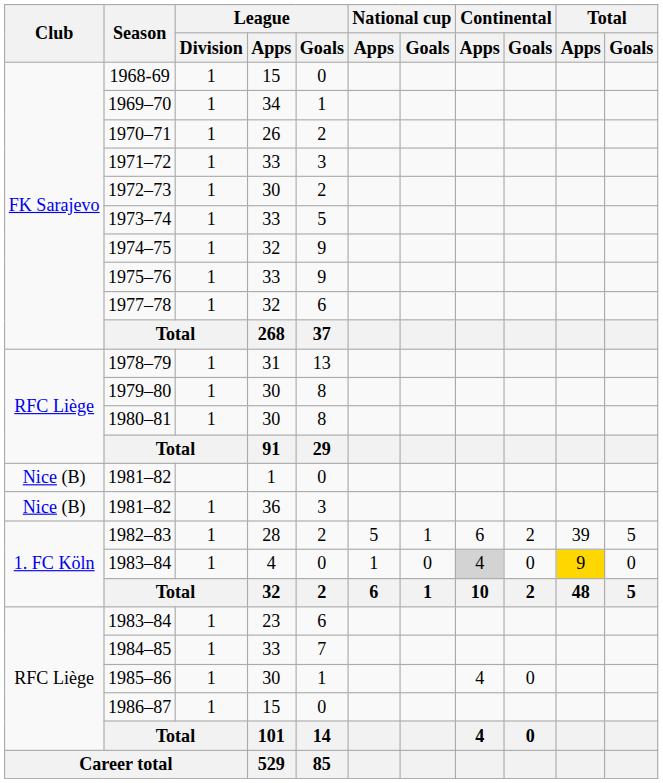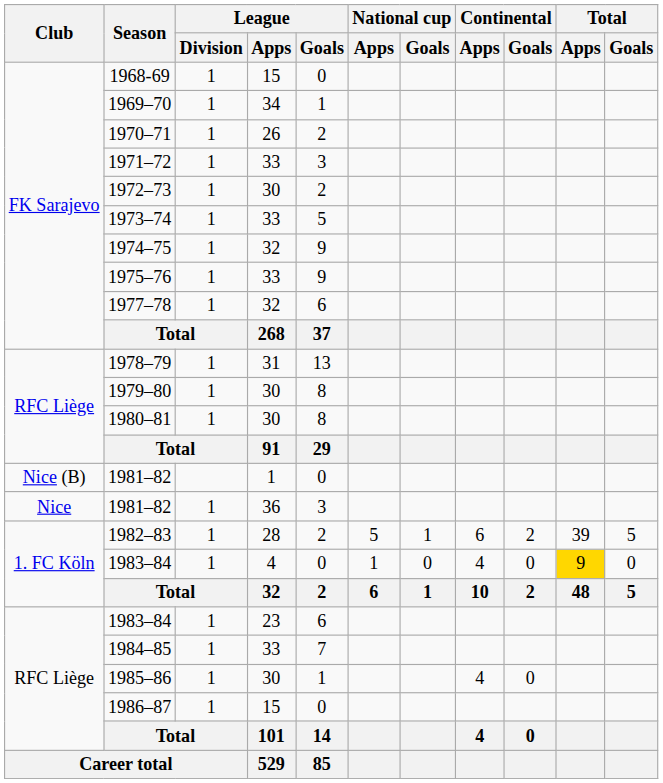(54, 506) Nice (B) -> (54, 506) Nice
(480, 563) lightgrey background -> (480, 563) no background
